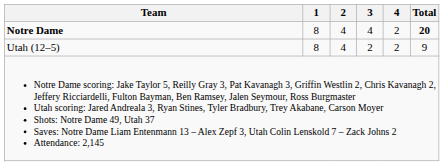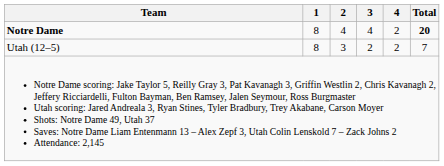(343, 47) 4 -> (343, 47) 3
(424, 47) 9 -> (424, 47) 7
